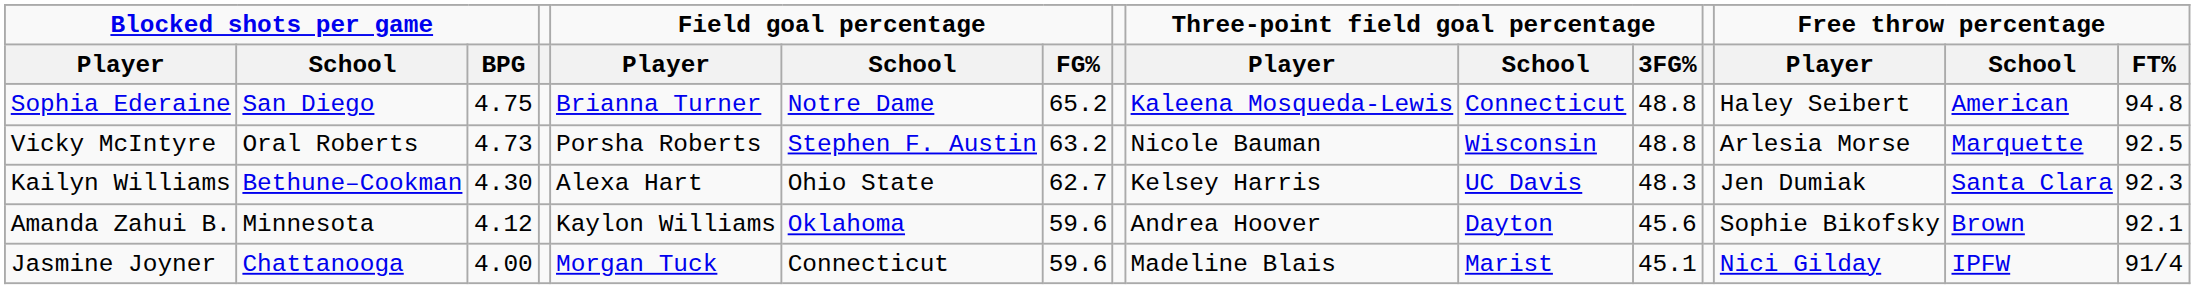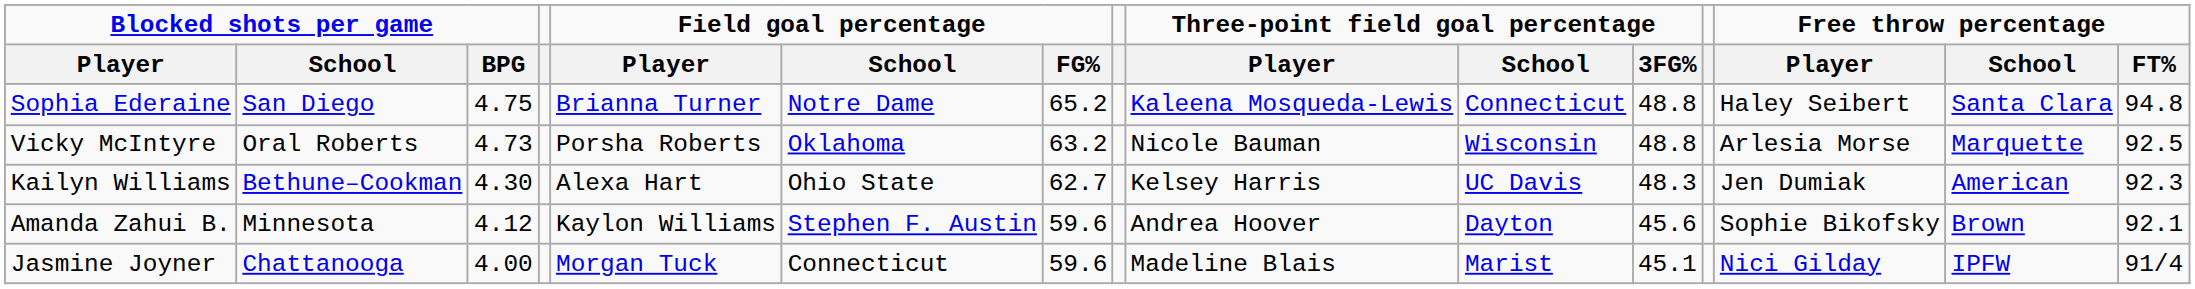(2010, 105) American -> (2032, 105) Santa Clara
(912, 144) Stephen F. Austin -> (846, 144) Oklahoma
(2032, 184) Santa Clara -> (2010, 184) American
(846, 224) Oklahoma -> (912, 224) Stephen F. Austin
